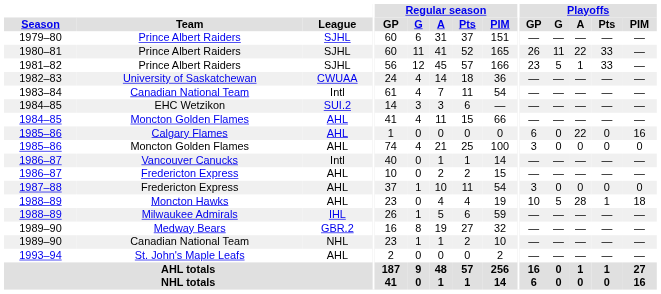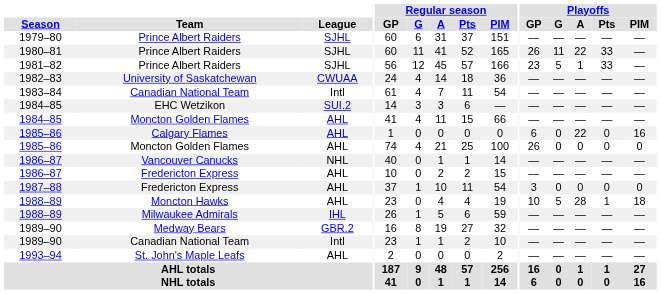(534, 146) 3 -> (534, 146) 26
(337, 160) Intl -> (337, 160) NHL
(337, 242) NHL -> (337, 242) Intl
